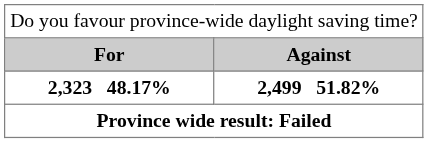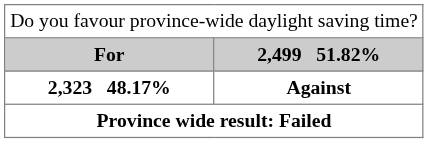(319, 54) Against -> (319, 54) 2,499 51.82%
(319, 87) 2,499 51.82% -> (319, 87) Against
